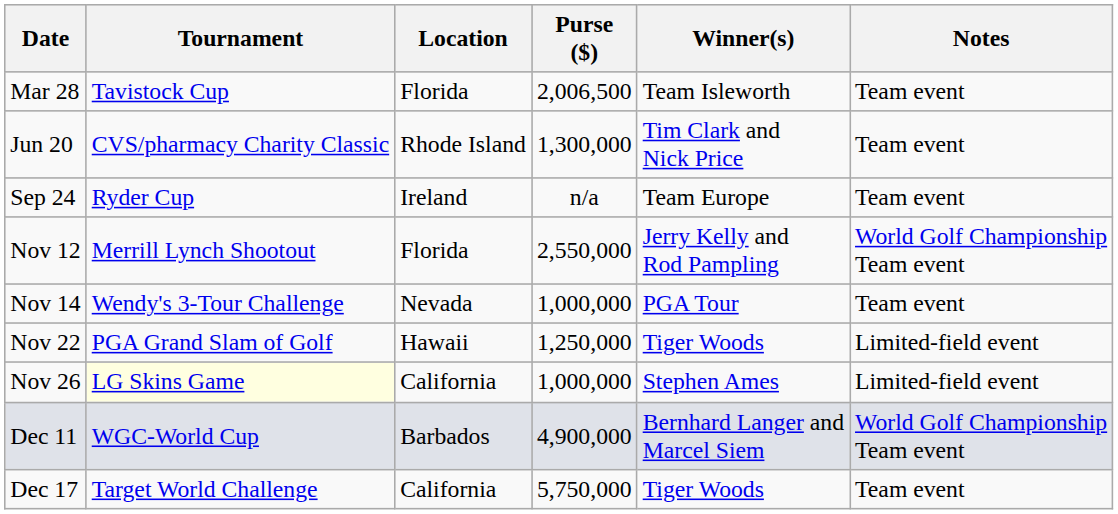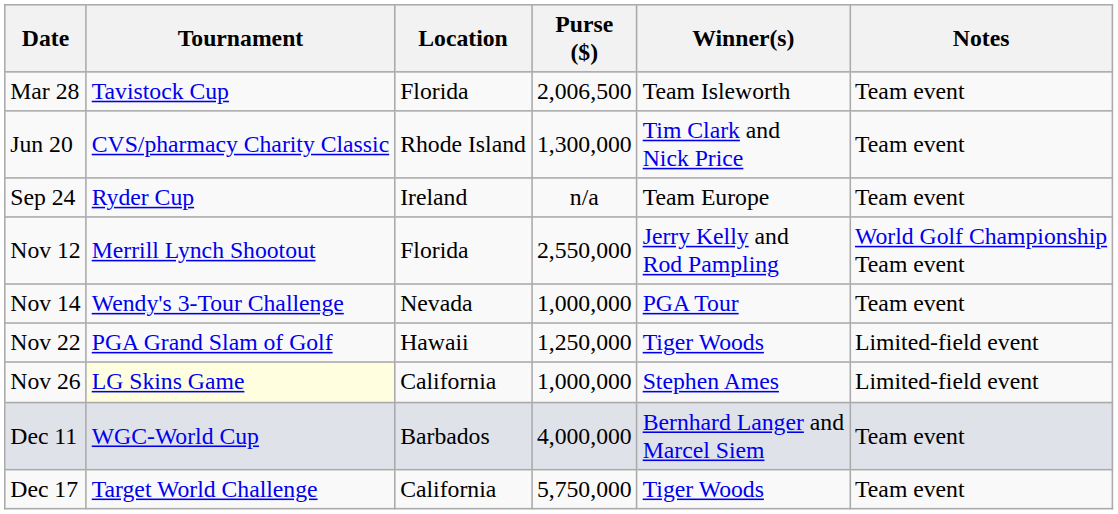(584, 435) 4,900,000 -> (584, 435) 4,000,000
(981, 435) World Golf Championship Team event -> (910, 435) Team event
